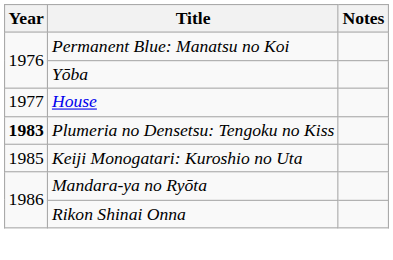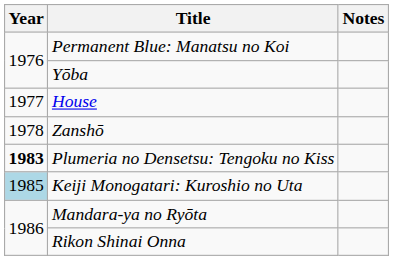+ row: (78, 130)
(26, 158) no background -> (26, 185) lightblue background
